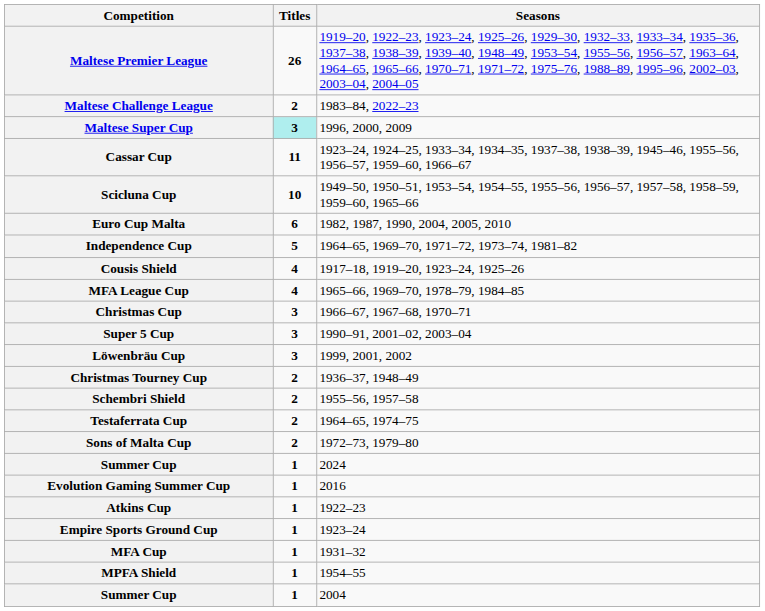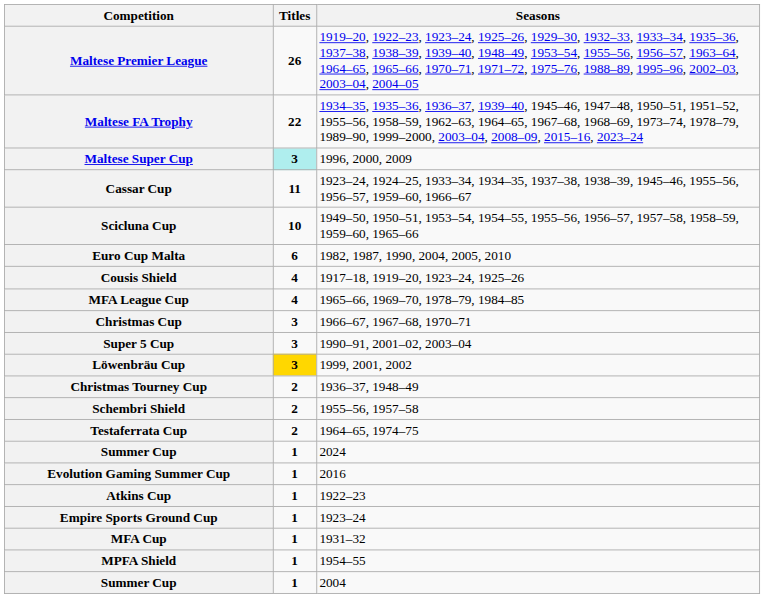+ row: (139, 121)
- row: (139, 106)
- row: (139, 246)
(295, 355) no background -> (295, 365) gold background
- row: (139, 442)
